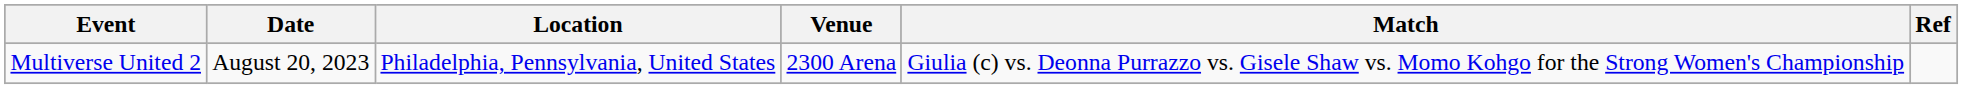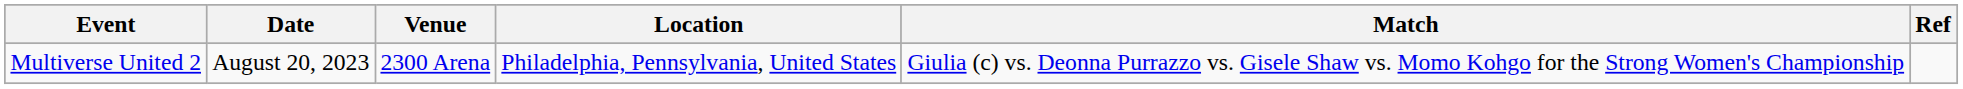columns swapped: (578, 23) <-> (841, 23)
